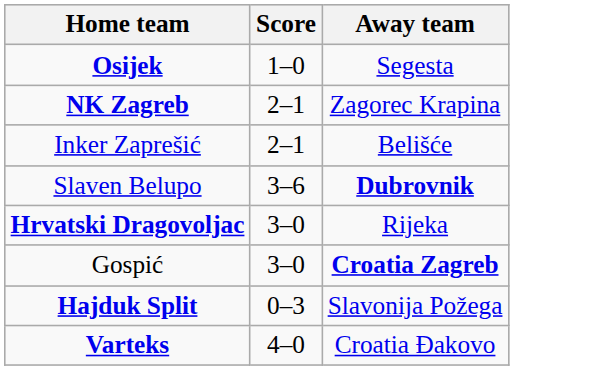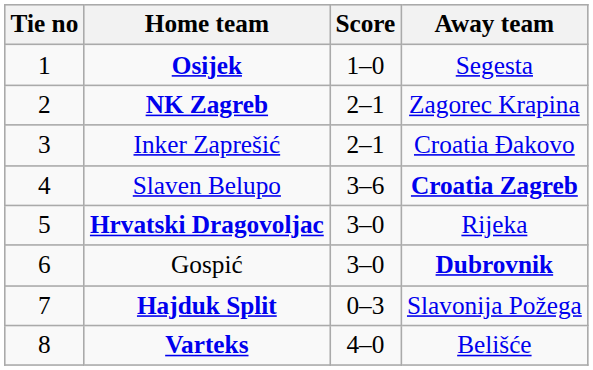+ column: (44, 24)
(415, 144) Belišće -> (494, 144) Croatia Đakovo
(415, 184) Dubrovnik -> (494, 184) Croatia Zagreb
(415, 265) Croatia Zagreb -> (494, 265) Dubrovnik
(415, 345) Croatia Đakovo -> (494, 345) Belišće
